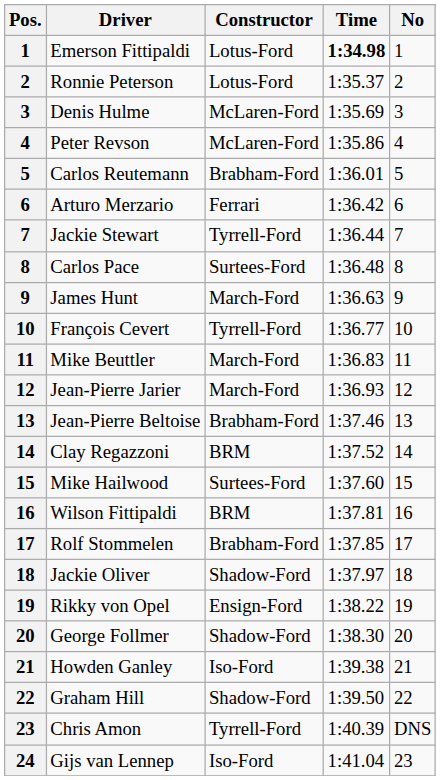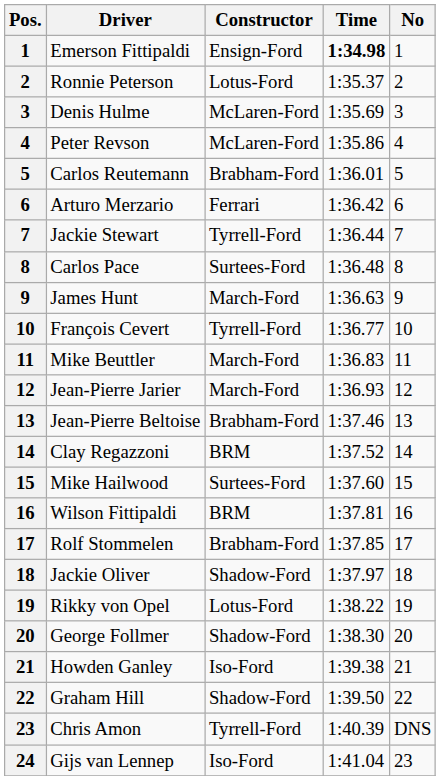(251, 50) Lotus-Ford -> (256, 50) Ensign-Ford
(256, 605) Ensign-Ford -> (251, 605) Lotus-Ford
